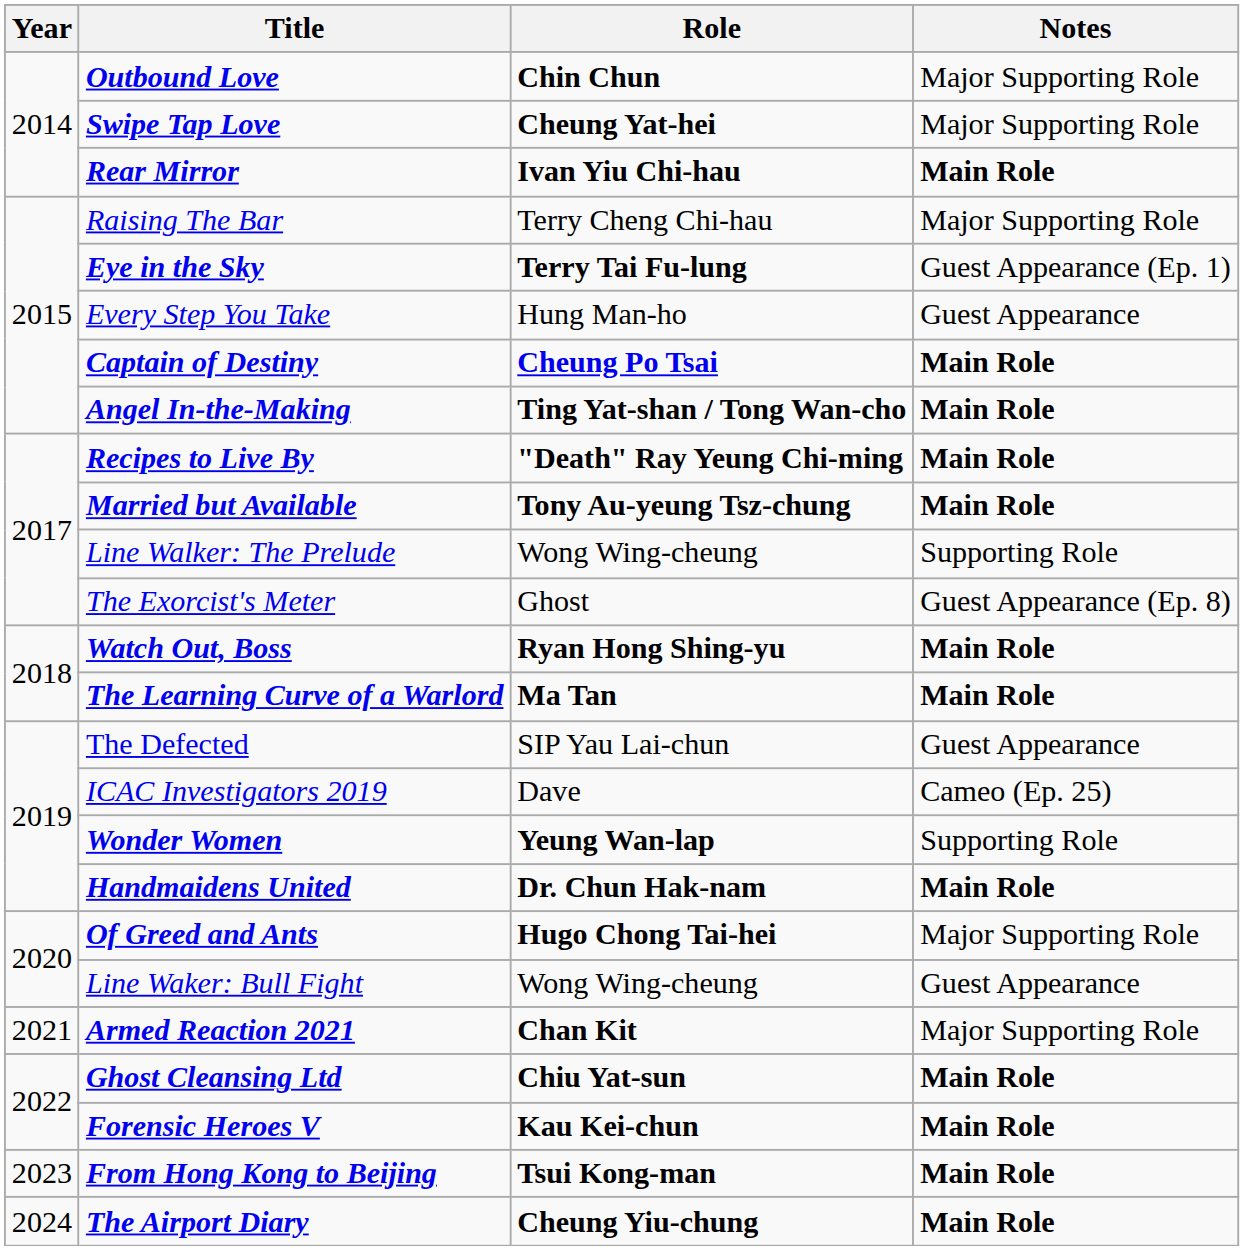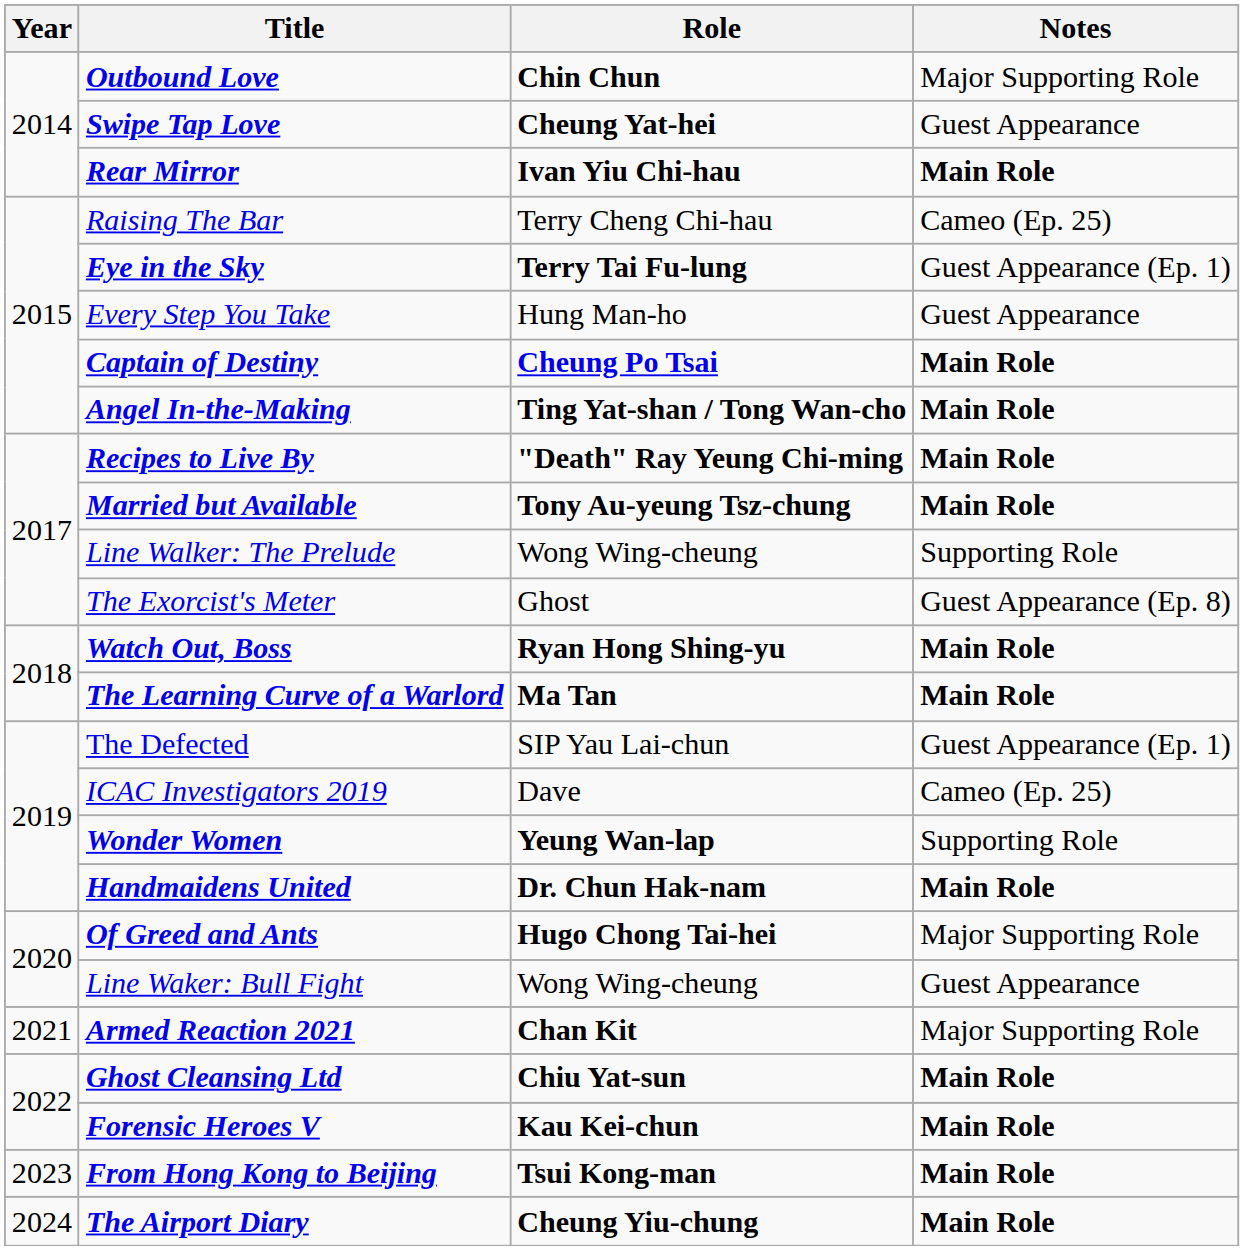(1060, 123) Major Supporting Role -> (1030, 123) Guest Appearance
(1060, 219) Major Supporting Role -> (1016, 219) Cameo (Ep. 25)
(1030, 743) Guest Appearance -> (1075, 743) Guest Appearance (Ep. 1)
